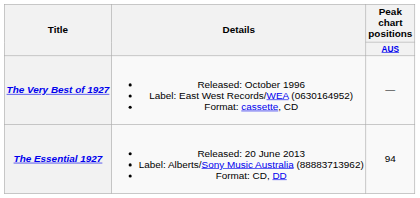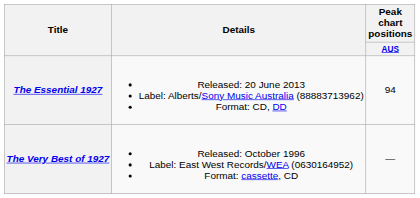rows swapped: (58, 90) <-> (58, 159)
